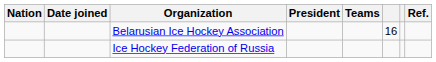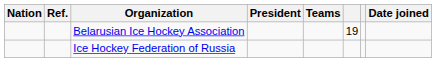columns swapped: (77, 13) <-> (418, 13)
(391, 31) 16 -> (352, 31) 19
